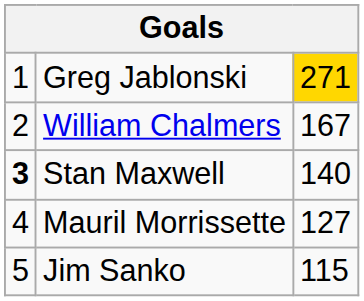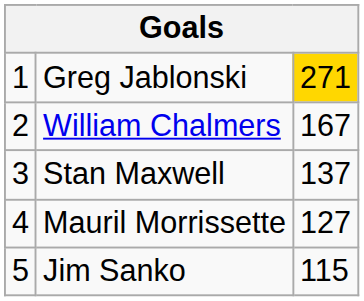(21, 174) bold -> (21, 174) normal
(326, 174) 140 -> (326, 174) 137
